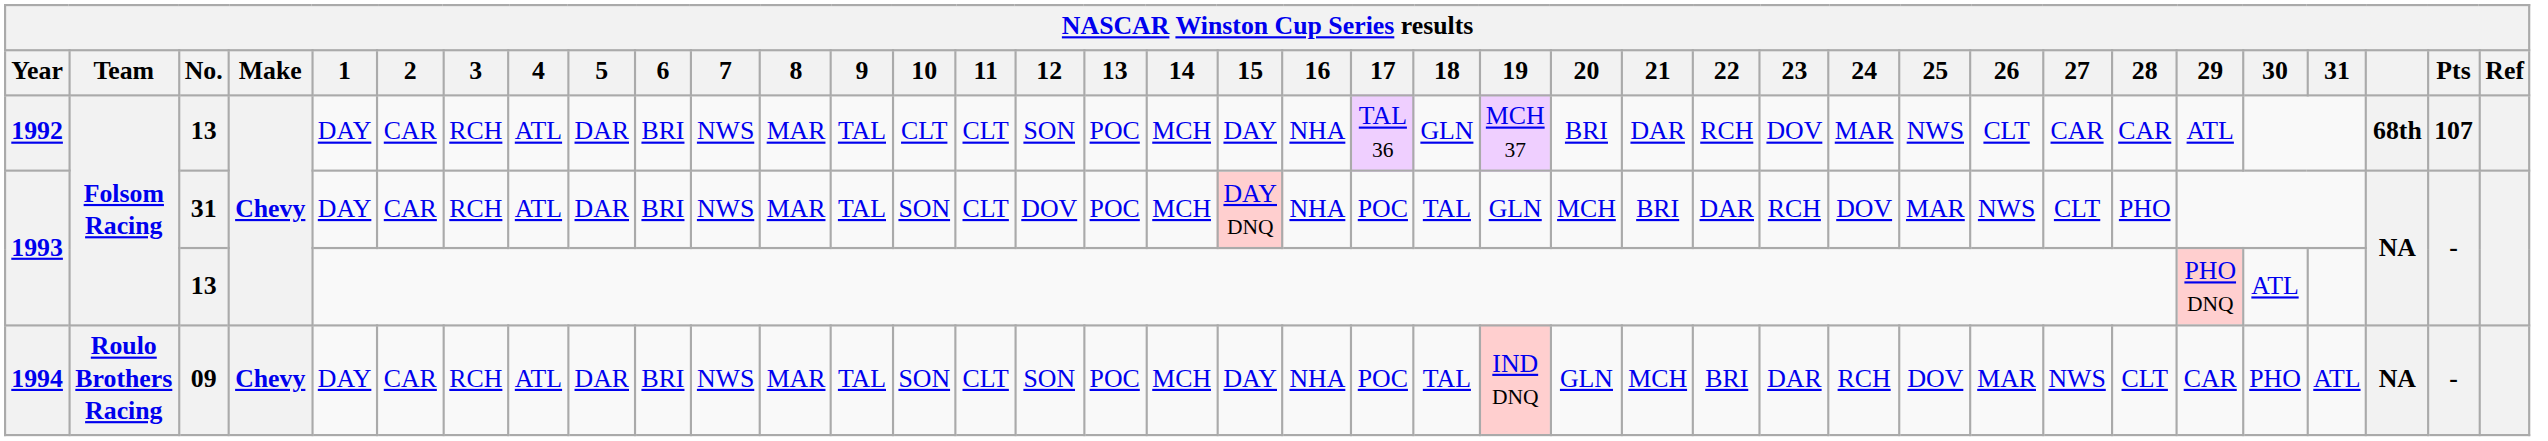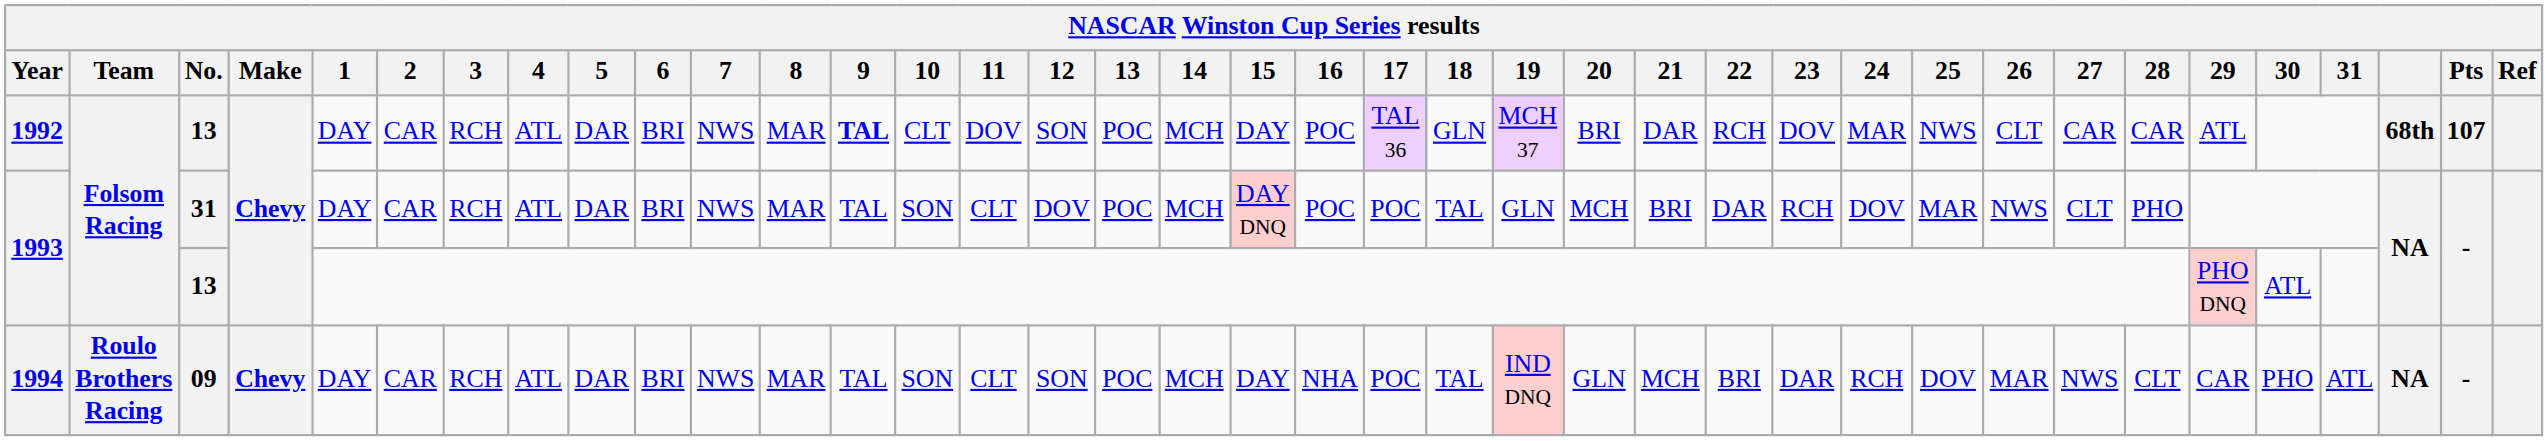(862, 132) normal -> (863, 132) bold
(986, 132) CLT -> (994, 132) DOV
(1317, 132) NHA -> (1330, 132) POC
(1317, 209) NHA -> (1330, 209) POC
